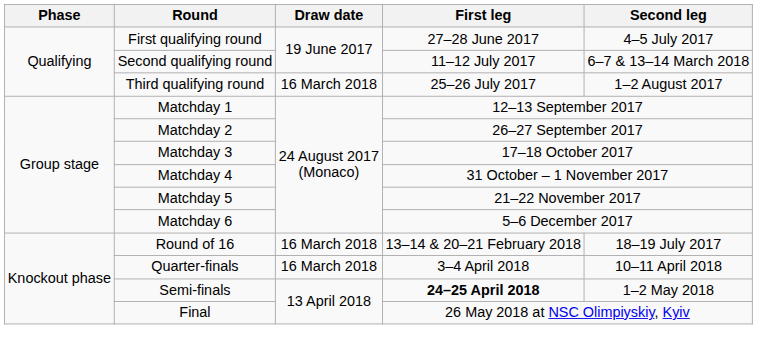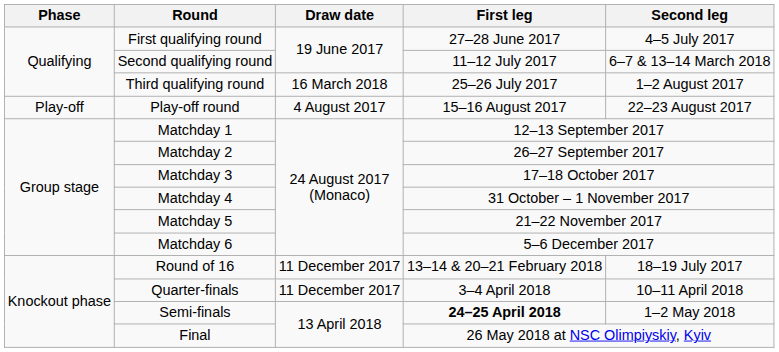+ row: (195, 107)
(329, 244) 16 March 2018 -> (340, 267) 11 December 2017
(329, 267) 16 March 2018 -> (340, 289) 11 December 2017
